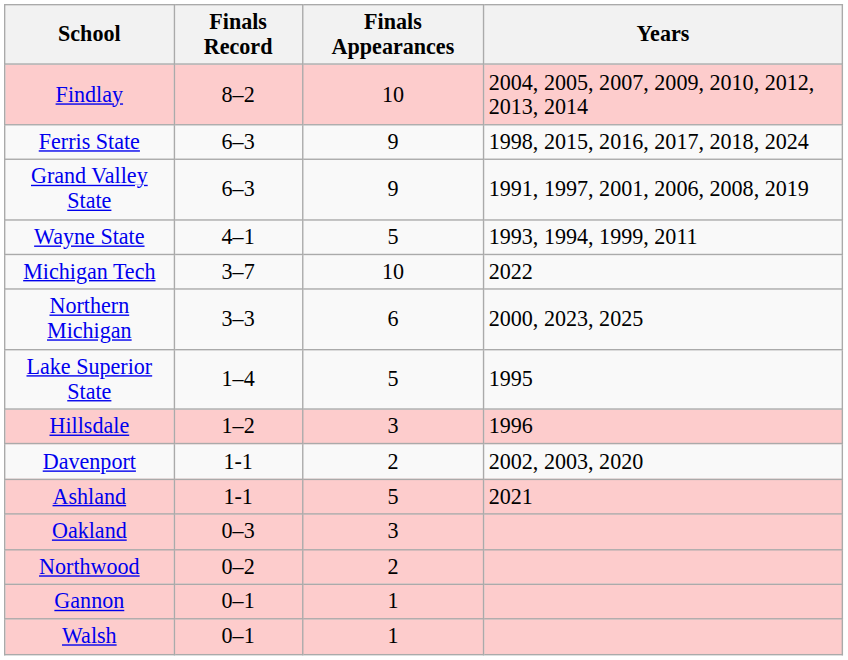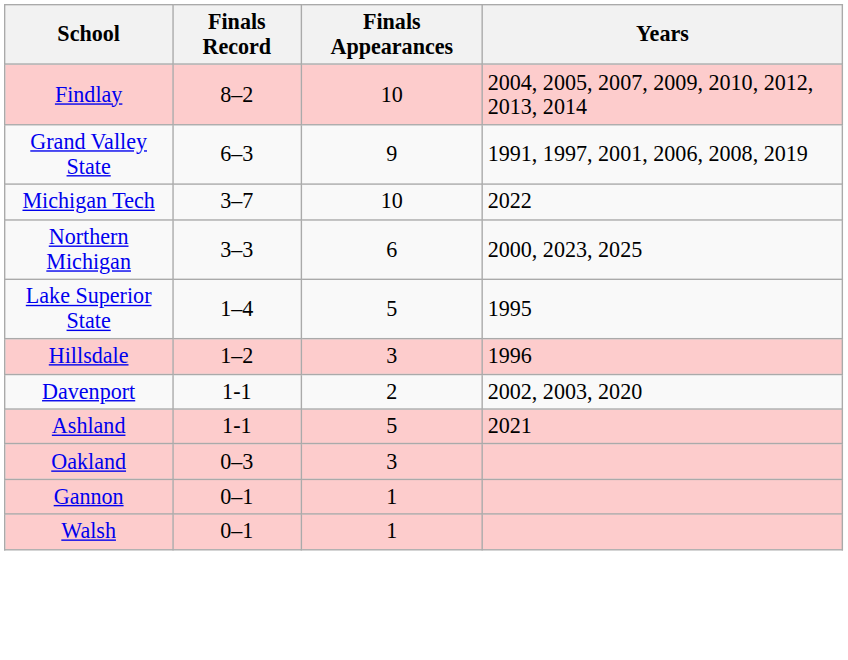- row: (89, 141)
- row: (89, 236)
- row: (89, 566)
